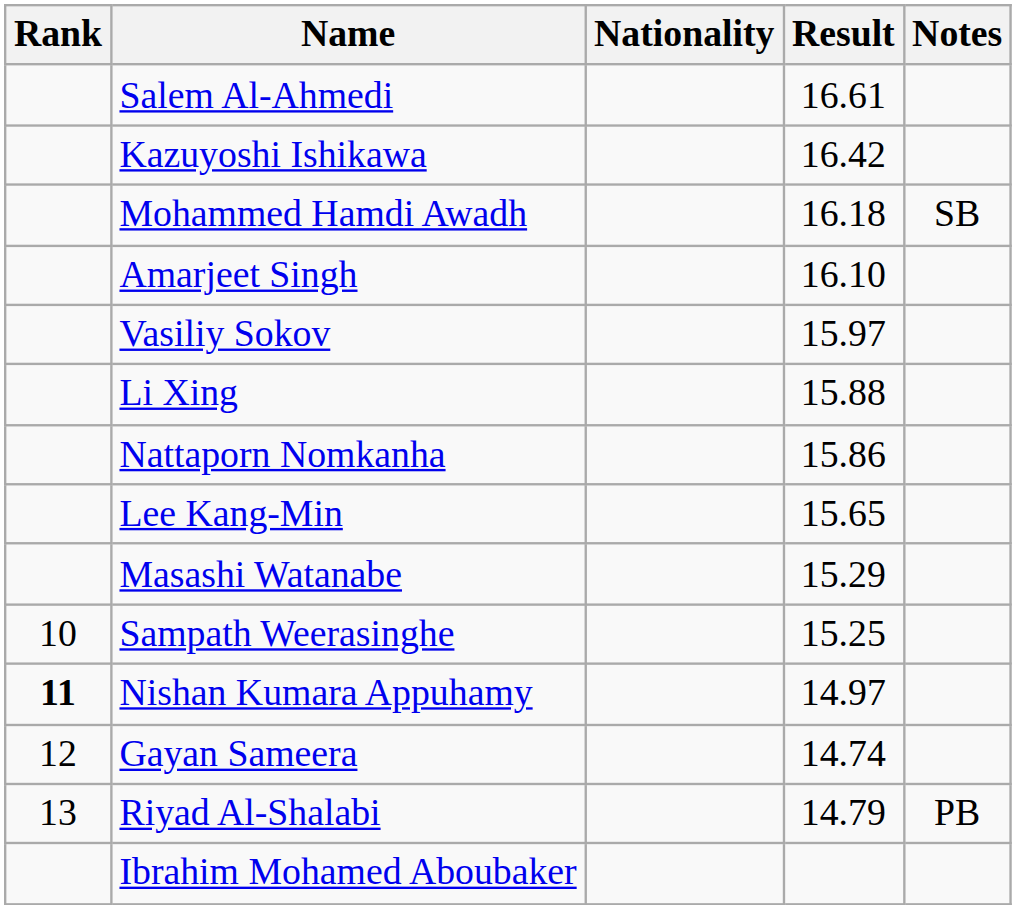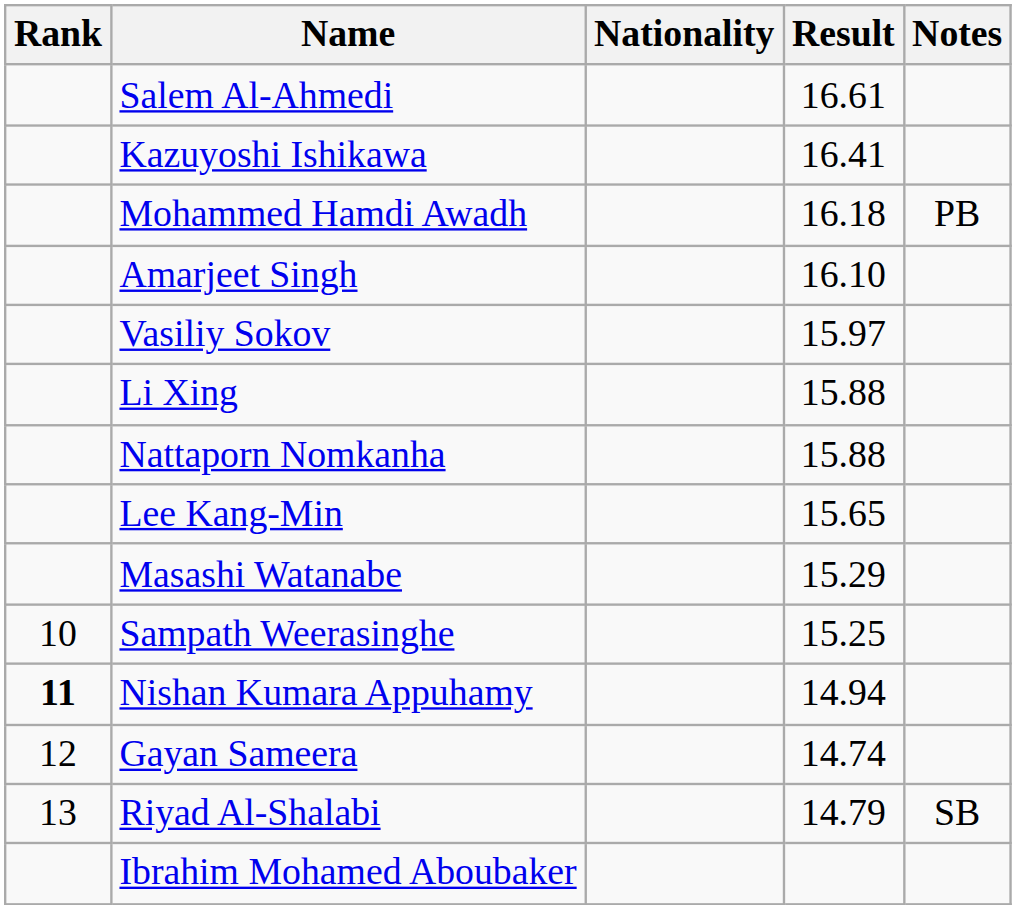(843, 154) 16.42 -> (843, 154) 16.41
(957, 214) SB -> (957, 214) PB
(843, 453) 15.86 -> (843, 453) 15.88
(843, 693) 14.97 -> (843, 693) 14.94
(957, 812) PB -> (957, 812) SB
